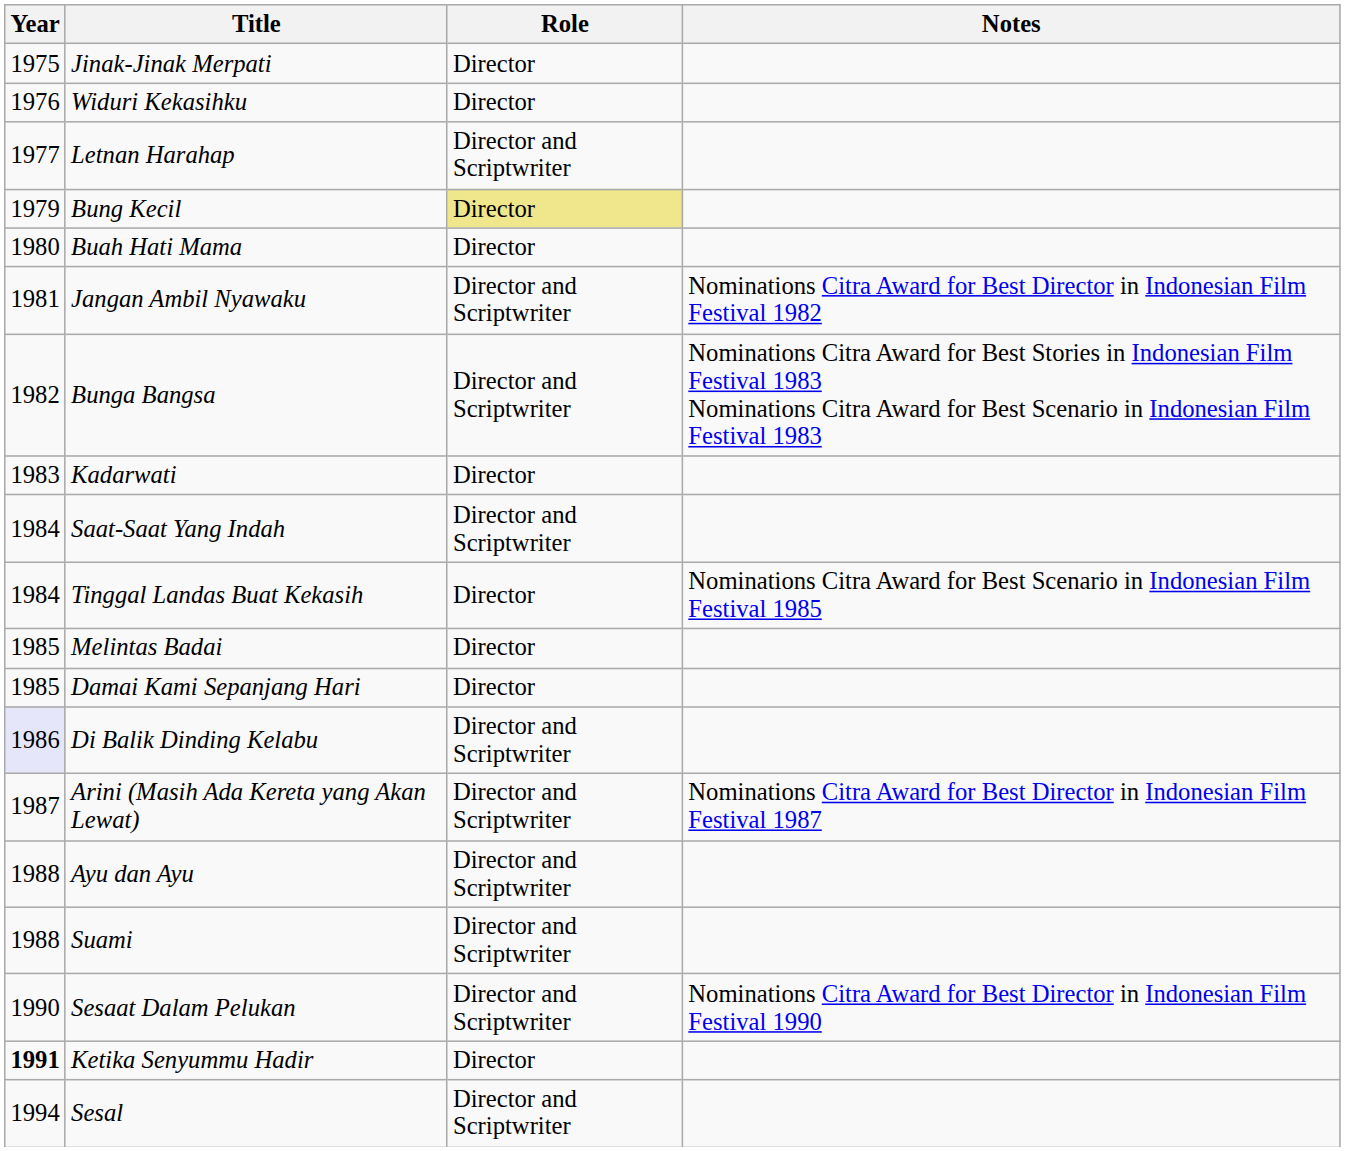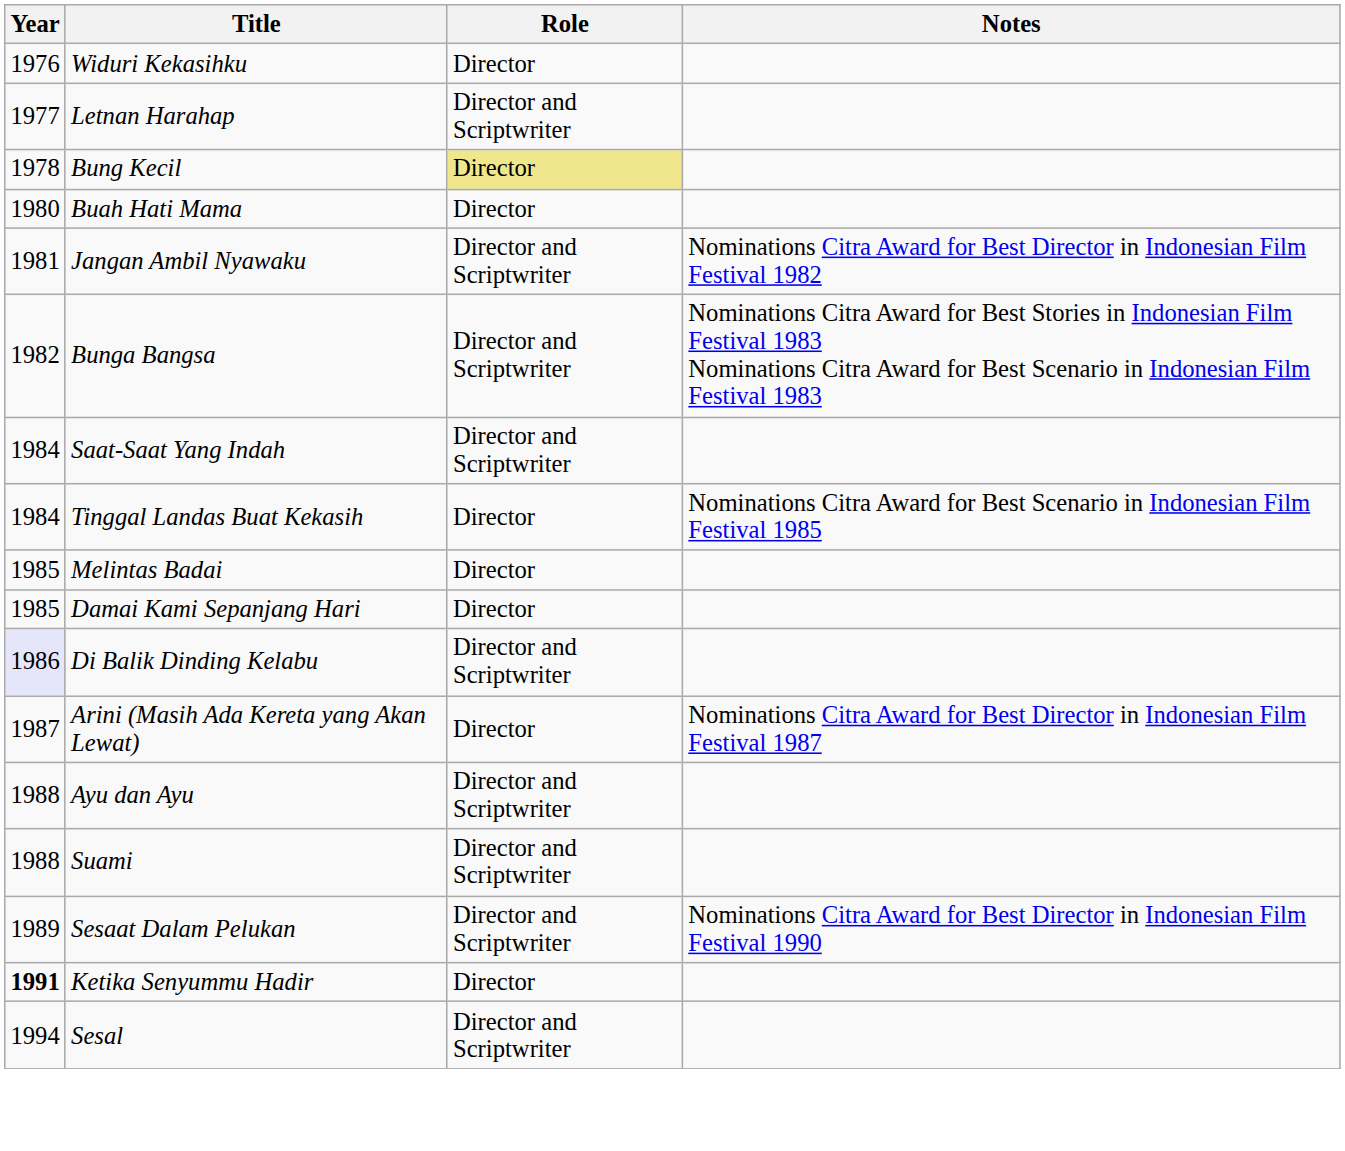- row: (171, 63)
(35, 208) 1979 -> (35, 168) 1978
- row: (124, 475)
(515, 806) Director and Scriptwriter -> (494, 728) Director
(35, 1007) 1990 -> (35, 928) 1989
